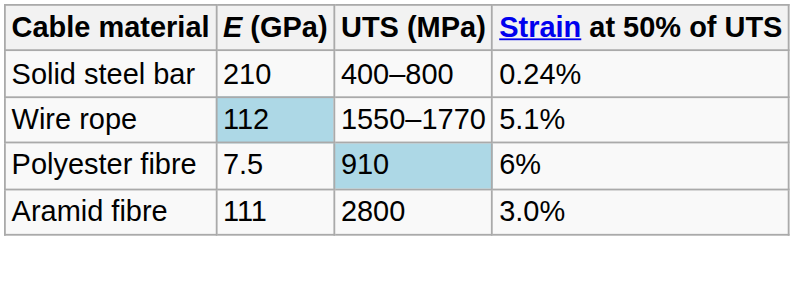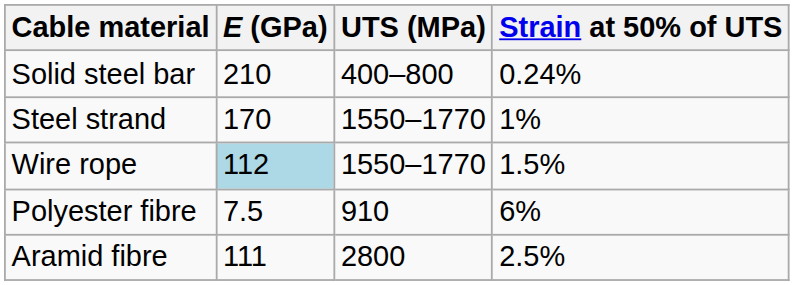+ row: (89, 119)
(532, 119) 5.1% -> (532, 165) 1.5%
(365, 165) lightblue background -> (365, 211) no background
(532, 211) 3.0% -> (532, 257) 2.5%
